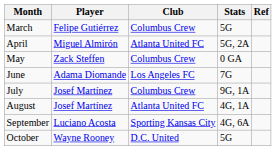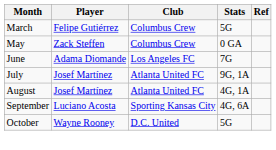- row: (17, 43)
(163, 91) Columbus Crew -> (167, 75) Atlanta United FC
